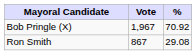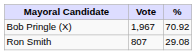(139, 42) 867 -> (139, 42) 807
